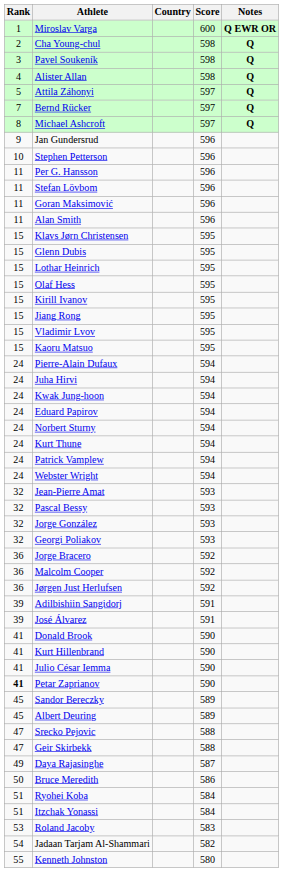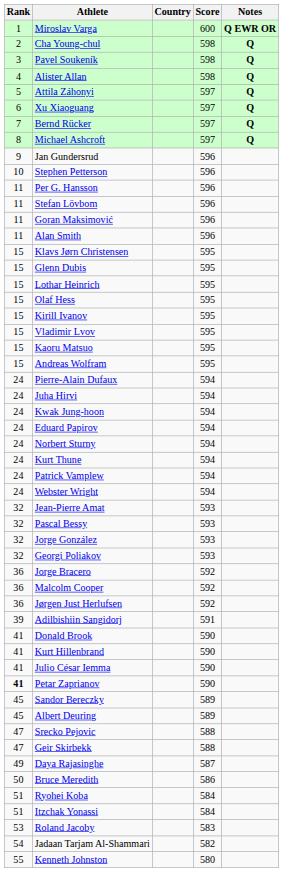+ row: (64, 108)
- row: (58, 316)
+ row: (71, 364)
- row: (61, 619)
